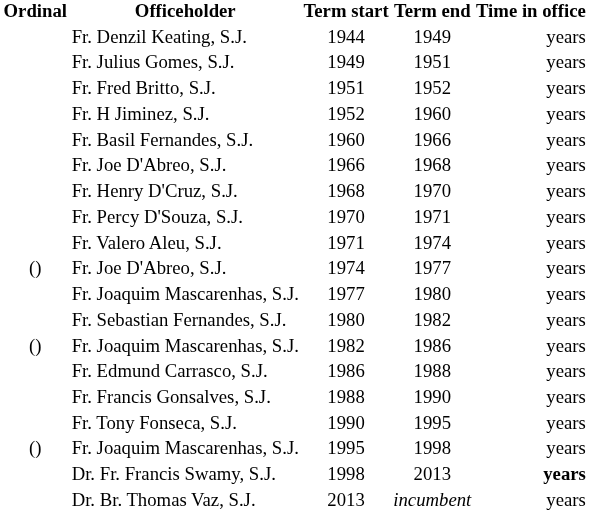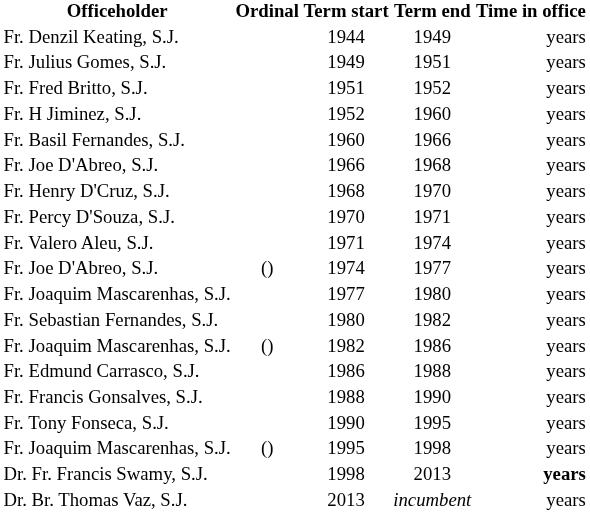columns swapped: (35, 10) <-> (185, 10)
